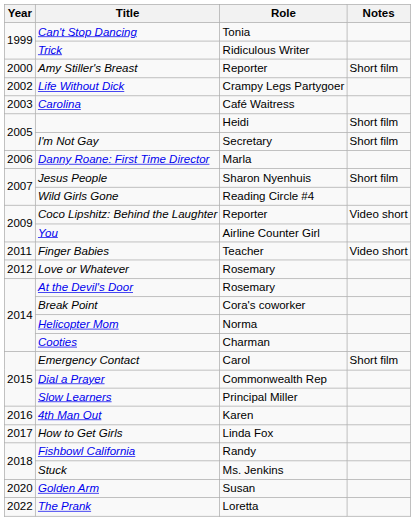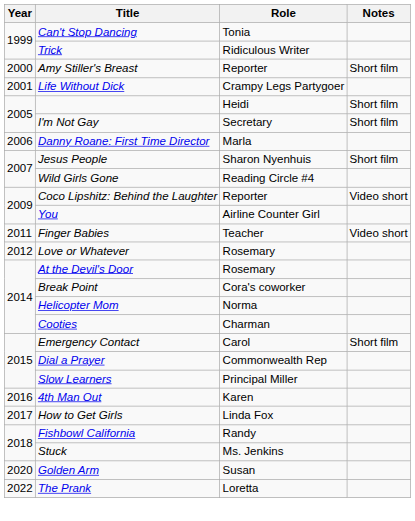(20, 86) 2002 -> (20, 86) 2001
- row: (59, 104)
